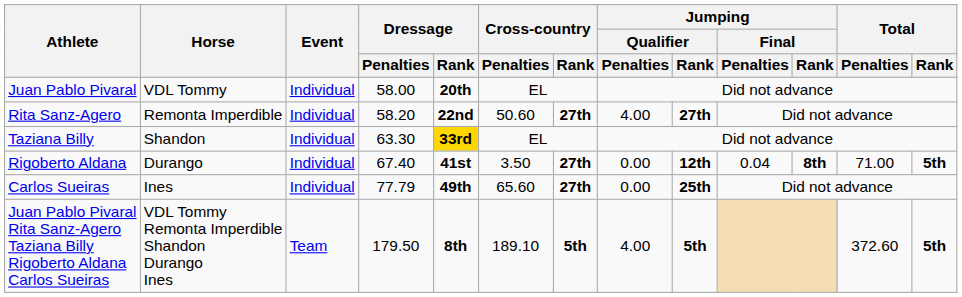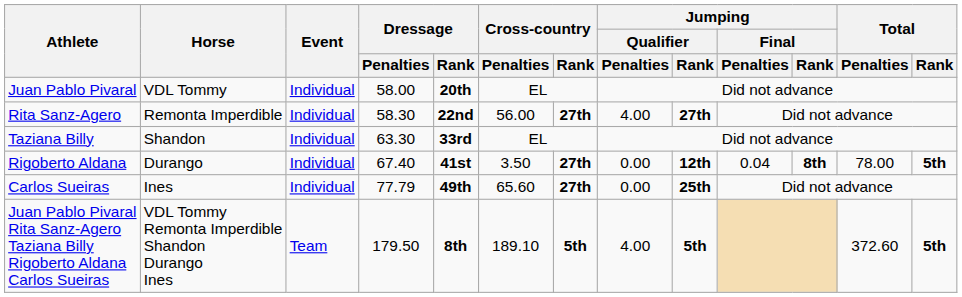(396, 114) 58.20 -> (396, 114) 58.30
(516, 114) 50.60 -> (516, 114) 56.00
(456, 139) gold background -> (456, 139) no background
(875, 163) 71.00 -> (875, 163) 78.00
